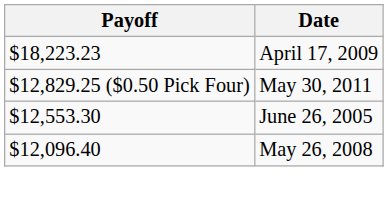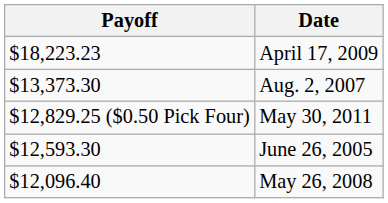+ row: (312, 85)
(55, 117) $12,553.30 -> (55, 149) $12,593.30
